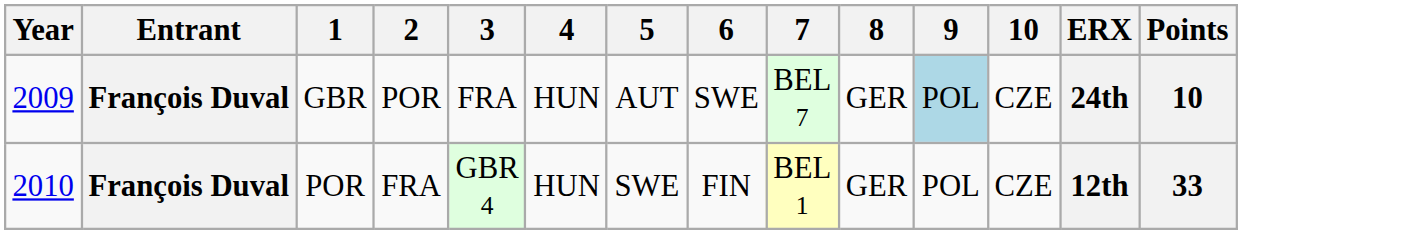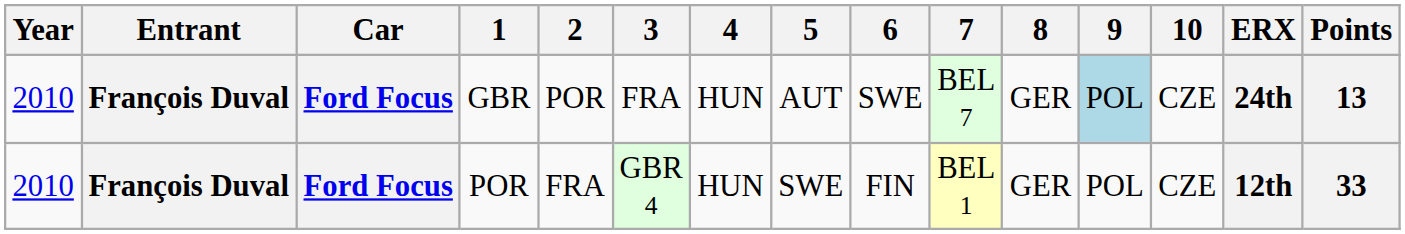+ column: (378, 29)
(43, 98) 2009 -> (43, 98) 2010
(1187, 98) 10 -> (1351, 98) 13
